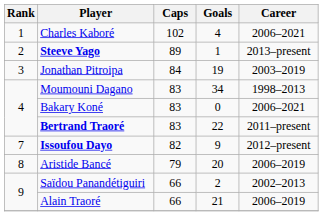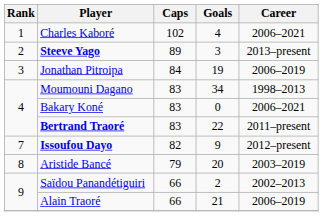(218, 51) 1 -> (218, 51) 3
(279, 70) 2003–2019 -> (279, 70) 2006–2019
(279, 164) 2006–2019 -> (279, 164) 2003–2019
